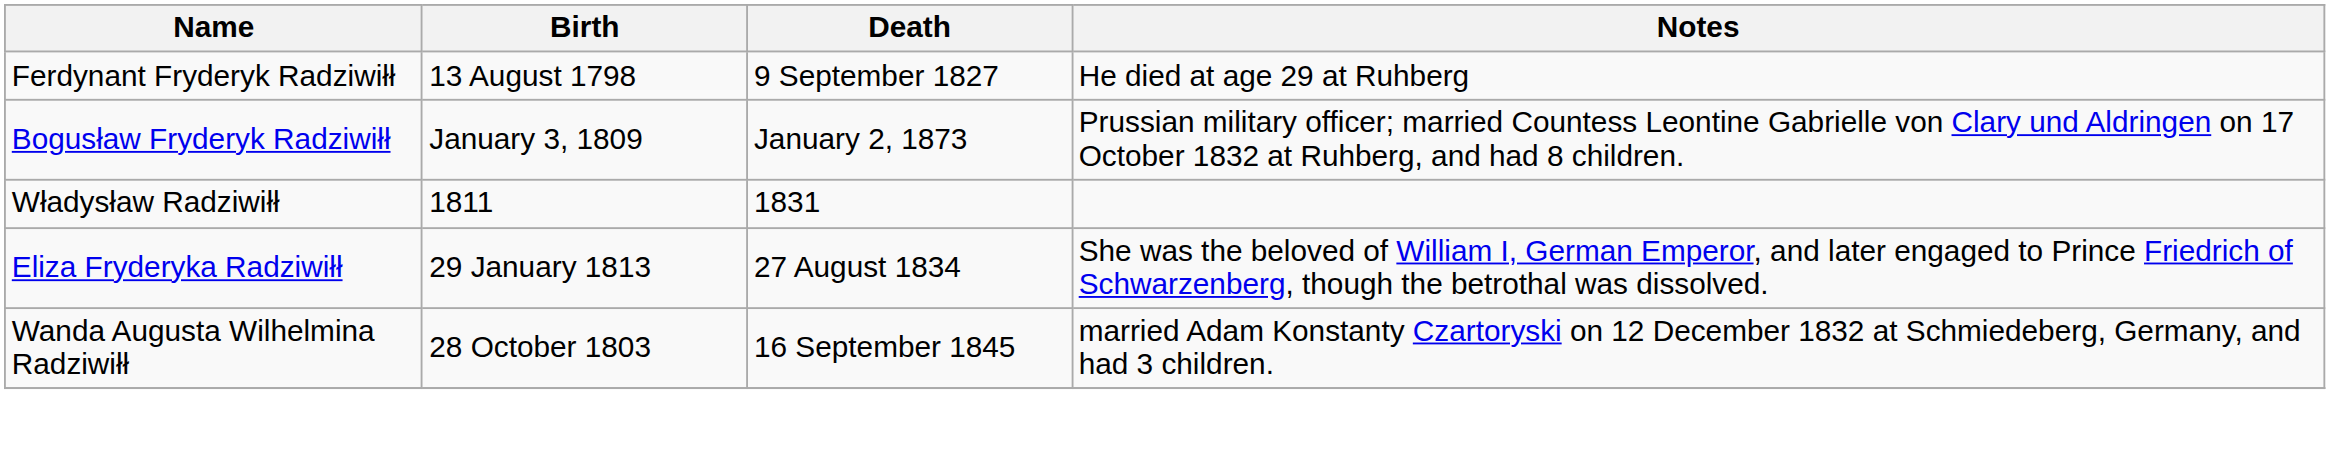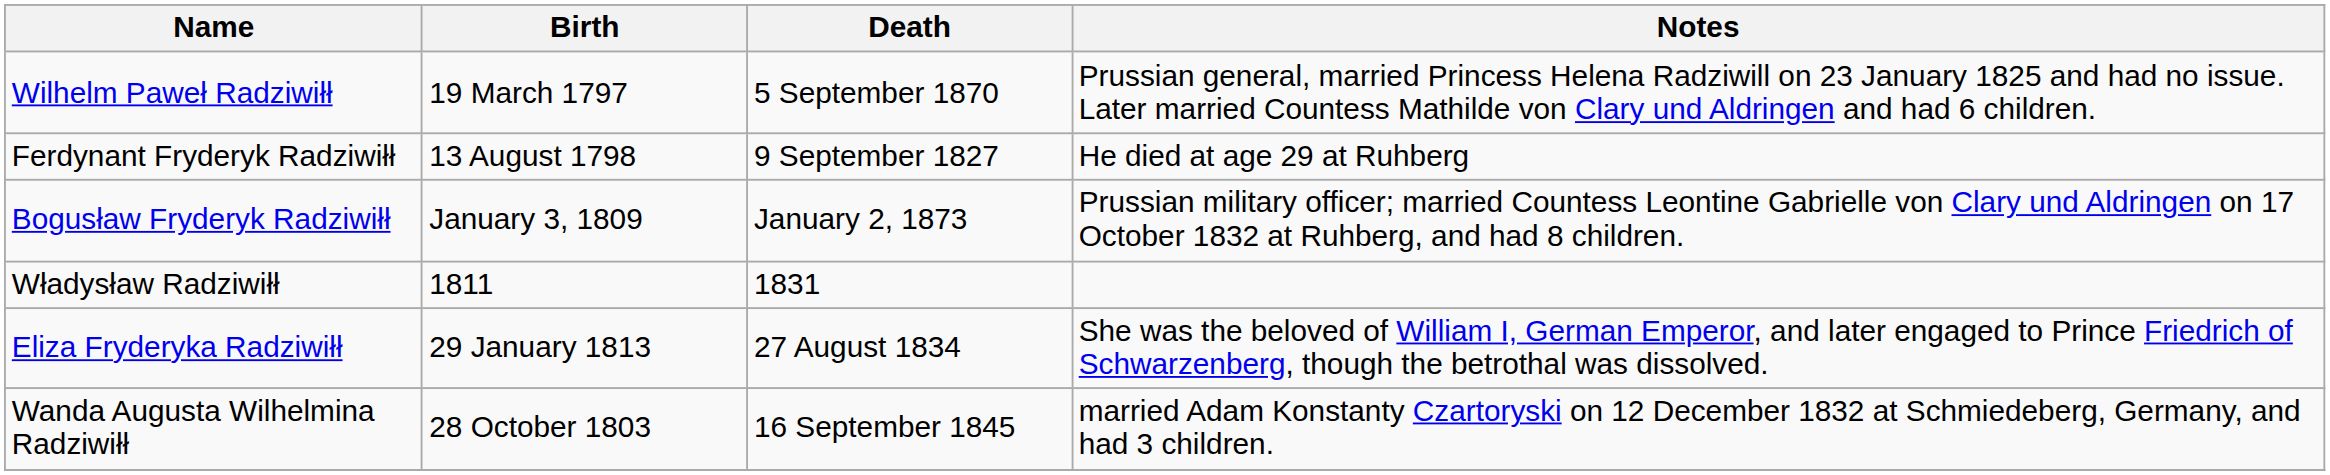+ row: (172, 92)
